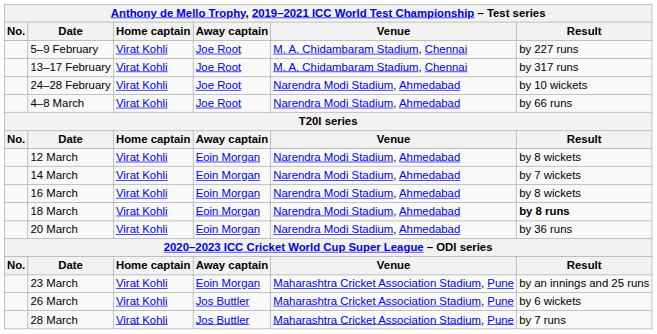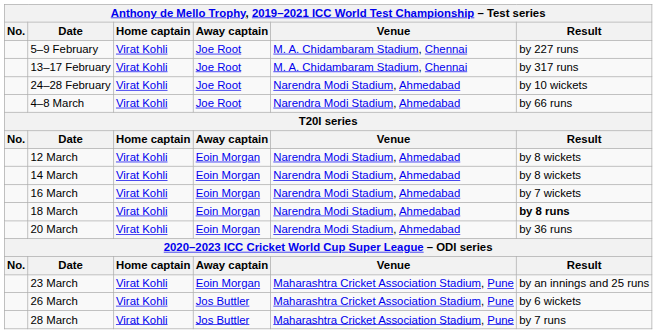(550, 175) by 7 wickets -> (550, 175) by 8 wickets
(550, 193) by 8 wickets -> (550, 193) by 7 wickets
